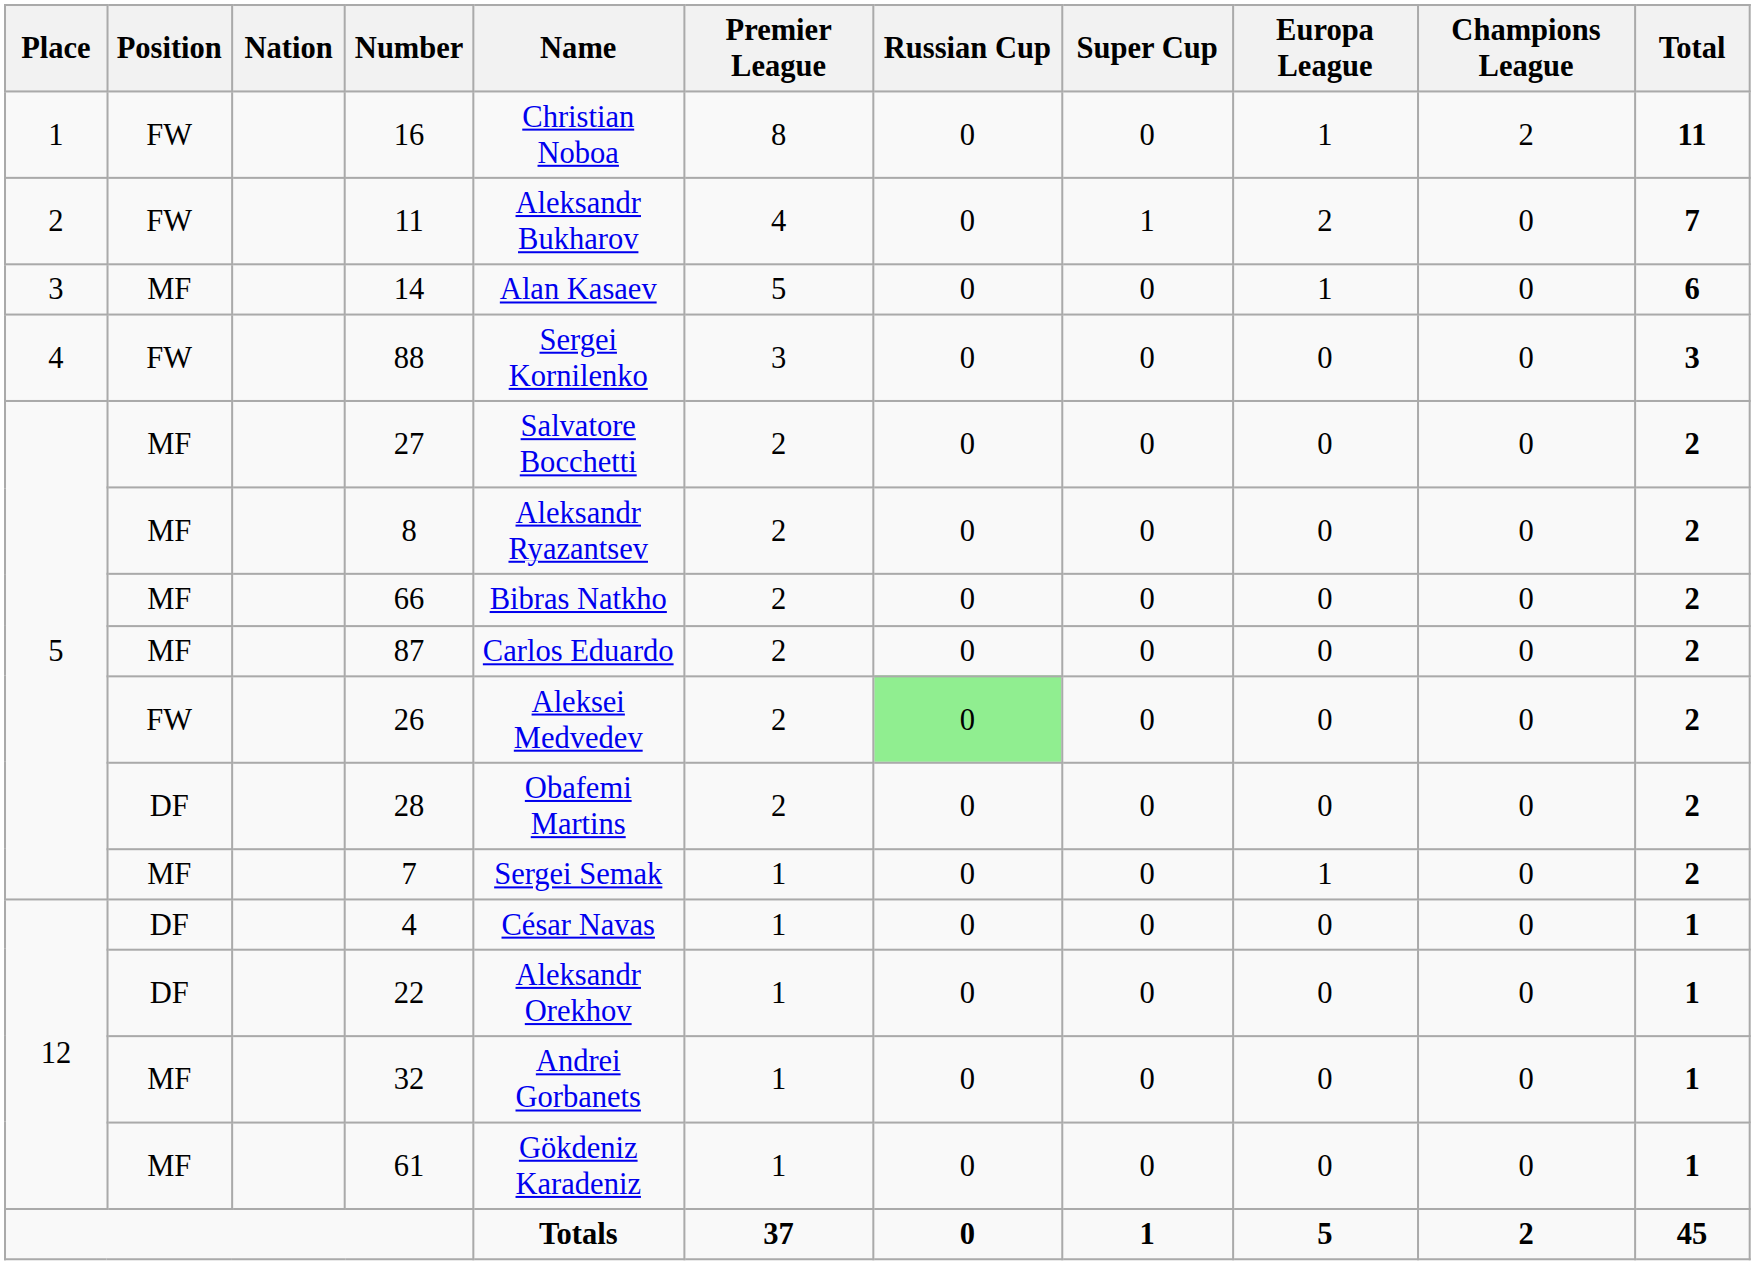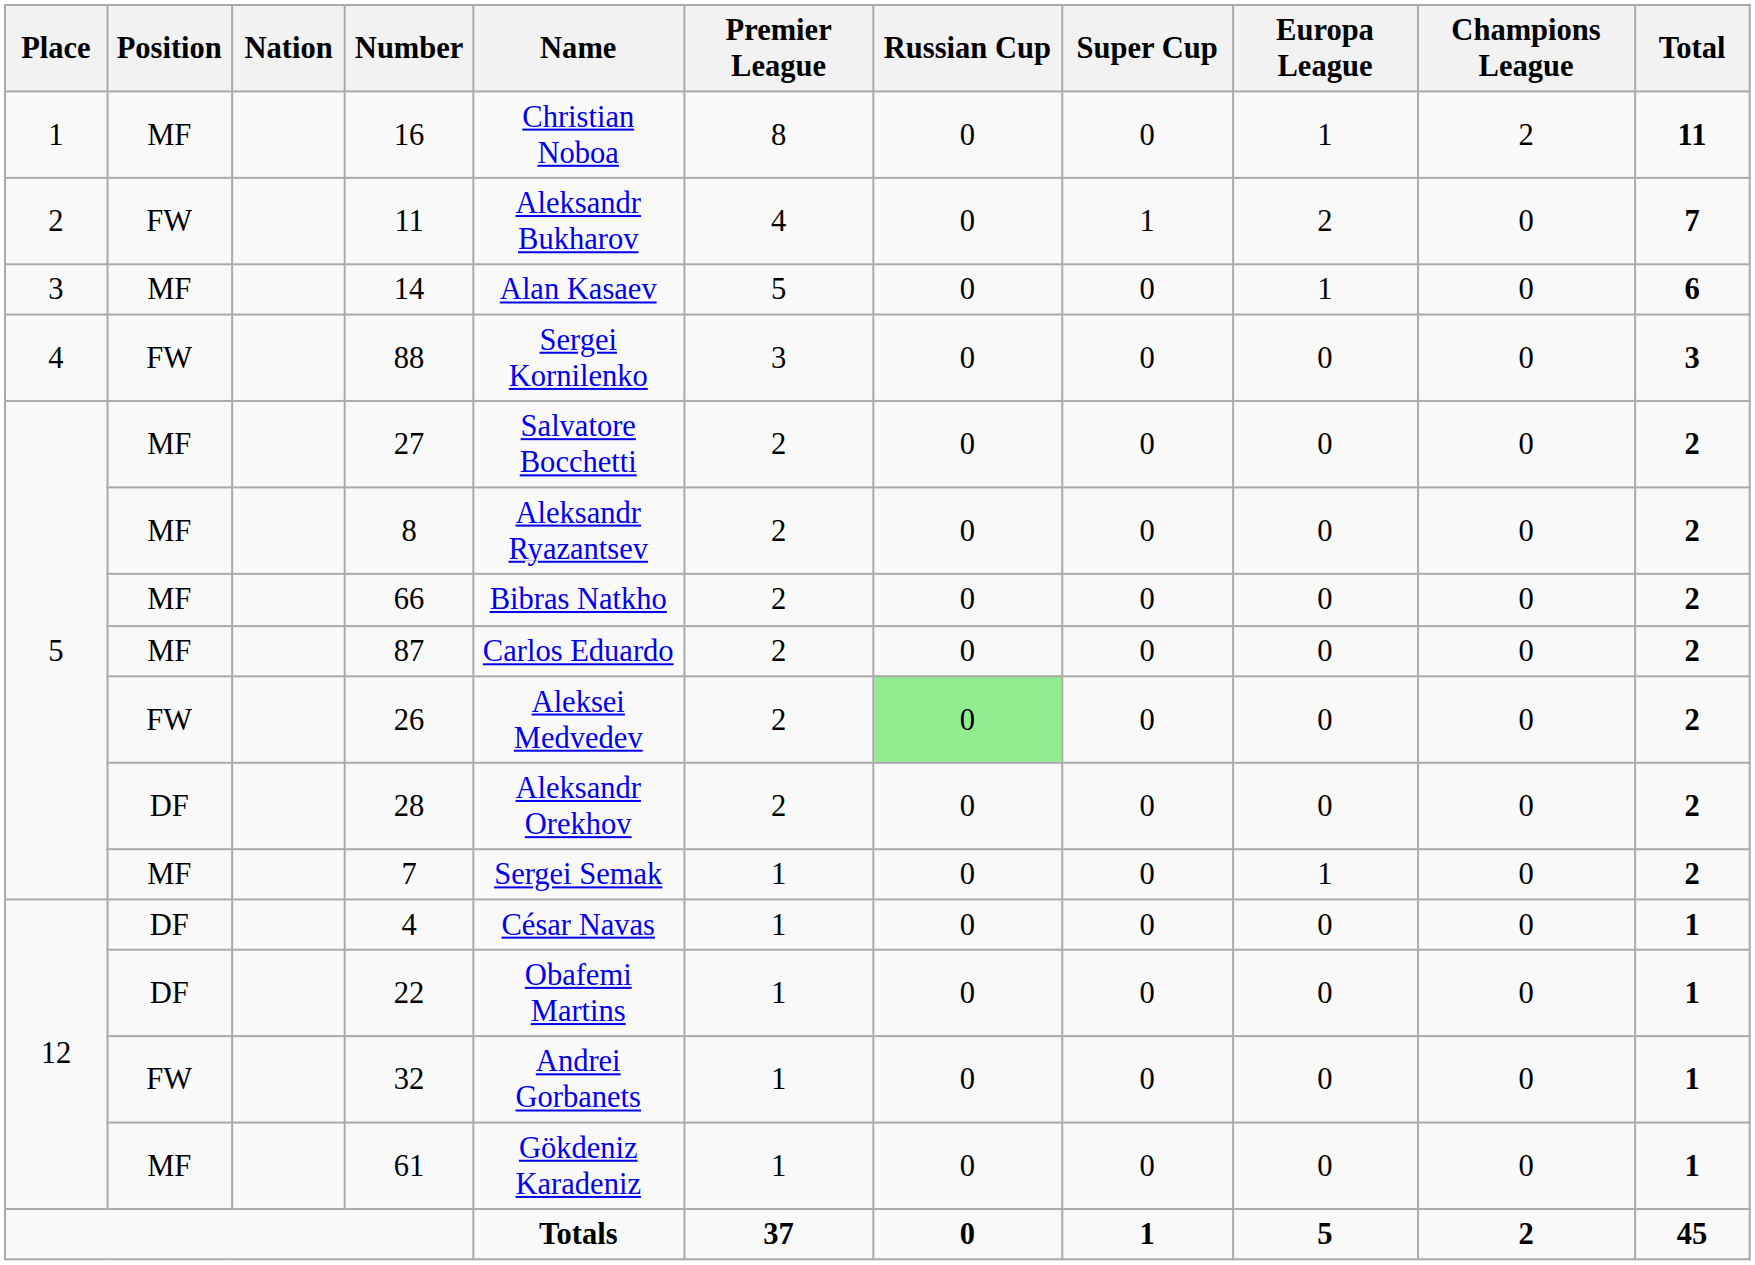(169, 134) FW -> (169, 134) MF
(578, 804) Obafemi Martins -> (578, 804) Aleksandr Orekhov
(578, 992) Aleksandr Orekhov -> (578, 992) Obafemi Martins
(169, 1078) MF -> (169, 1078) FW
